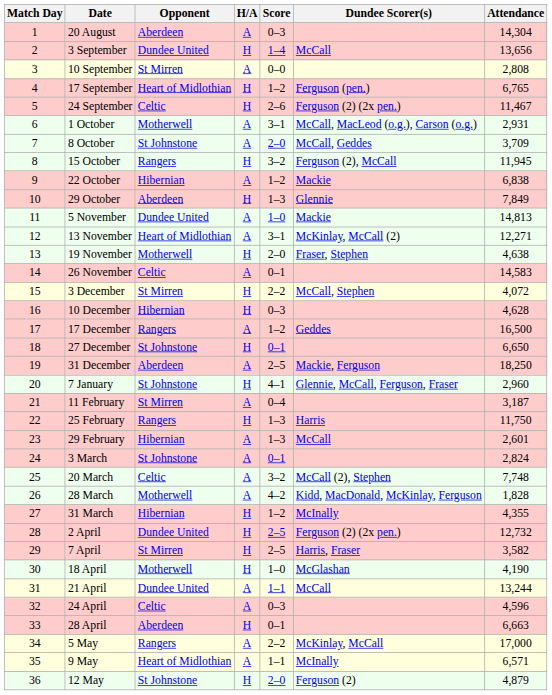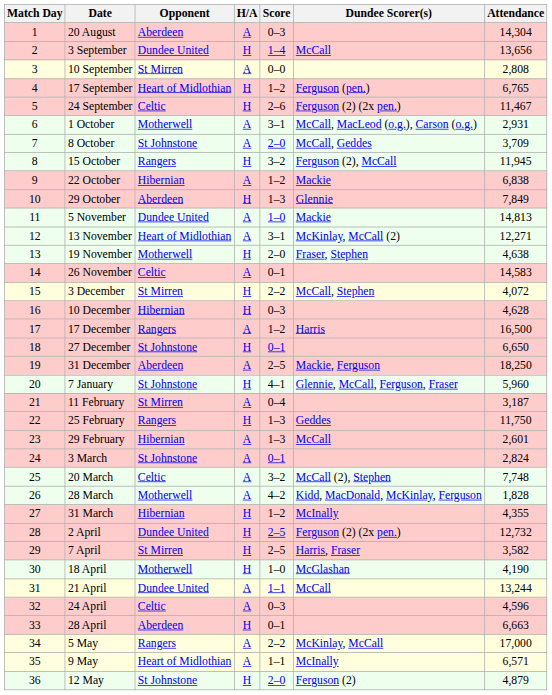(313, 328) Geddes -> (310, 328) Harris
(516, 384) 2,960 -> (516, 384) 5,960
(310, 421) Harris -> (313, 421) Geddes
